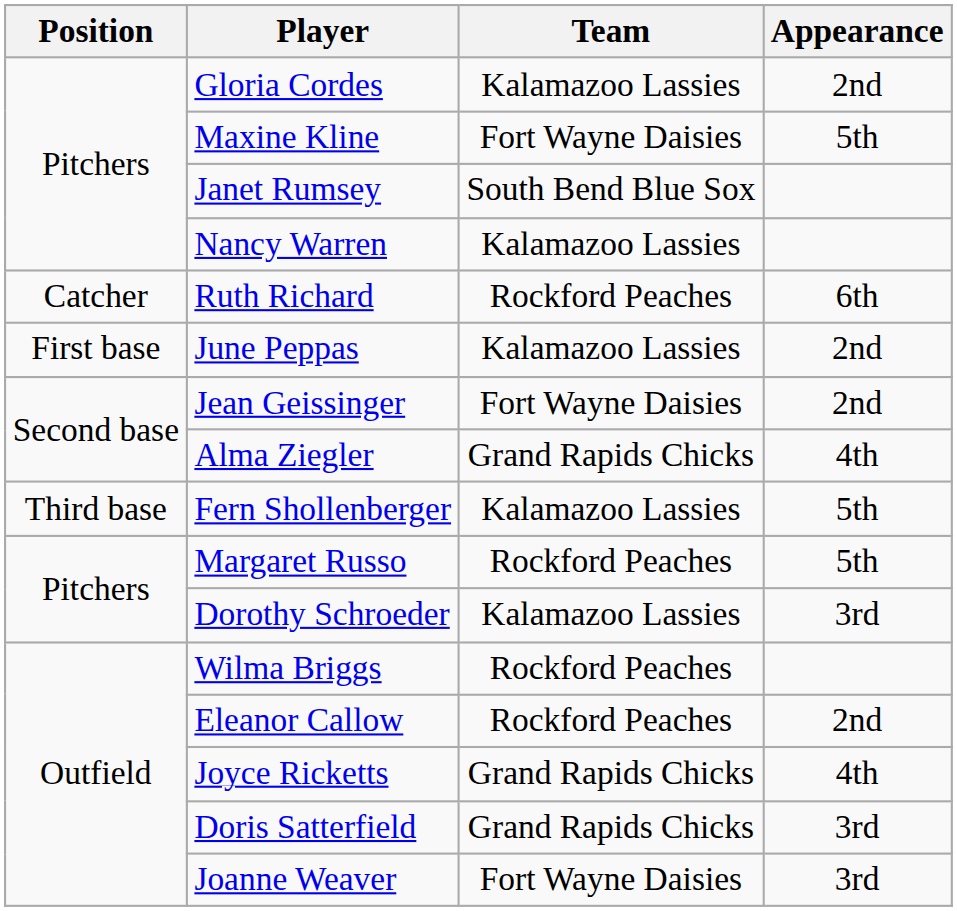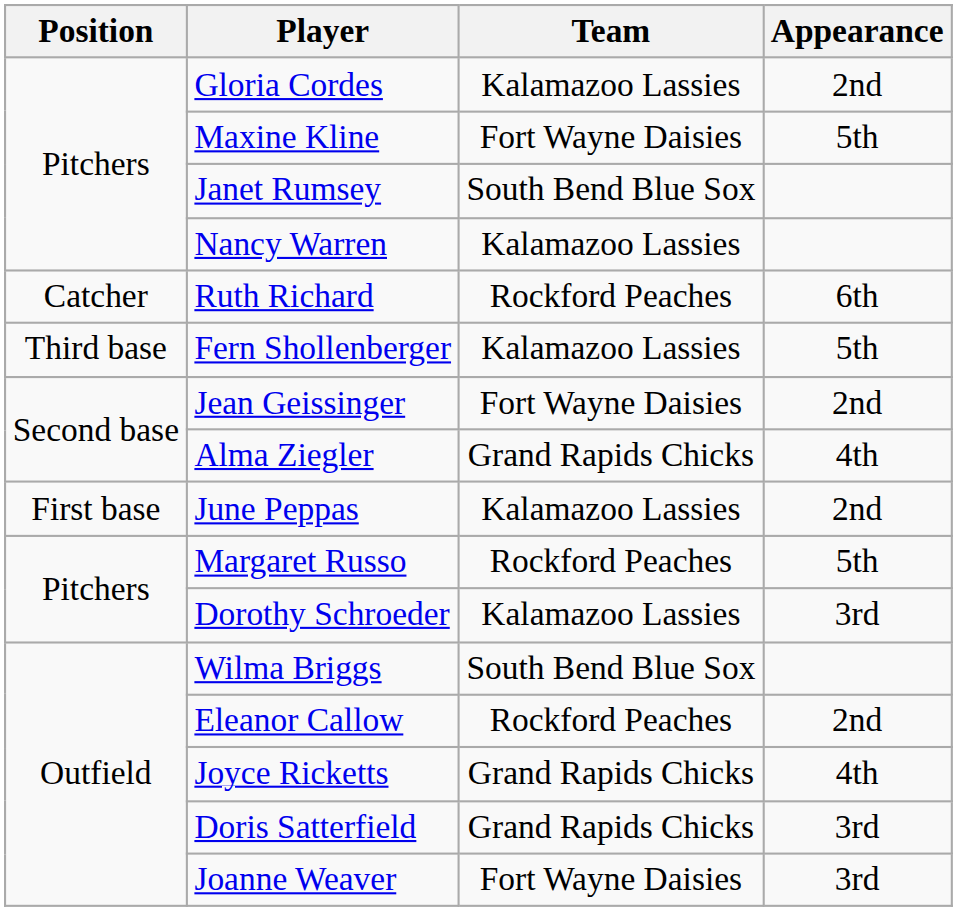rows swapped: (277, 349) <-> (323, 508)
(611, 667) Rockford Peaches -> (611, 667) South Bend Blue Sox
